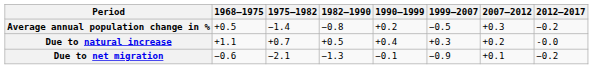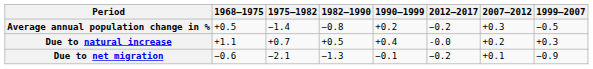columns swapped: (454, 12) <-> (561, 12)
